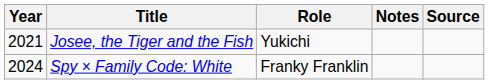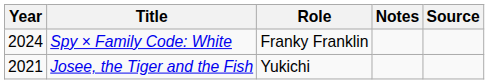rows swapped: (152, 41) <-> (141, 66)
